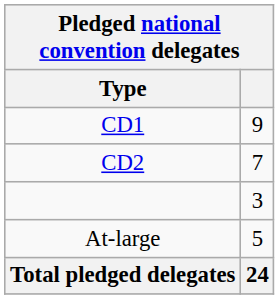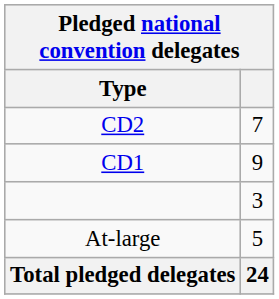rows swapped: (123, 125) <-> (123, 163)
